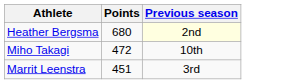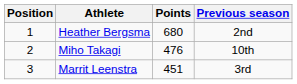+ column: (30, 13)
(191, 32) lightyellow background -> (243, 32) no background
(122, 50) 472 -> (173, 50) 476
